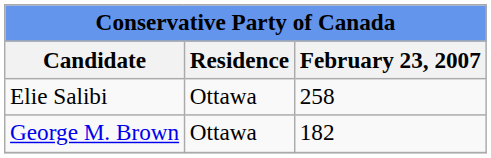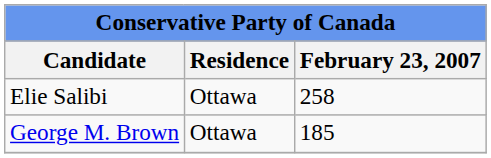(317, 133) 182 -> (317, 133) 185
